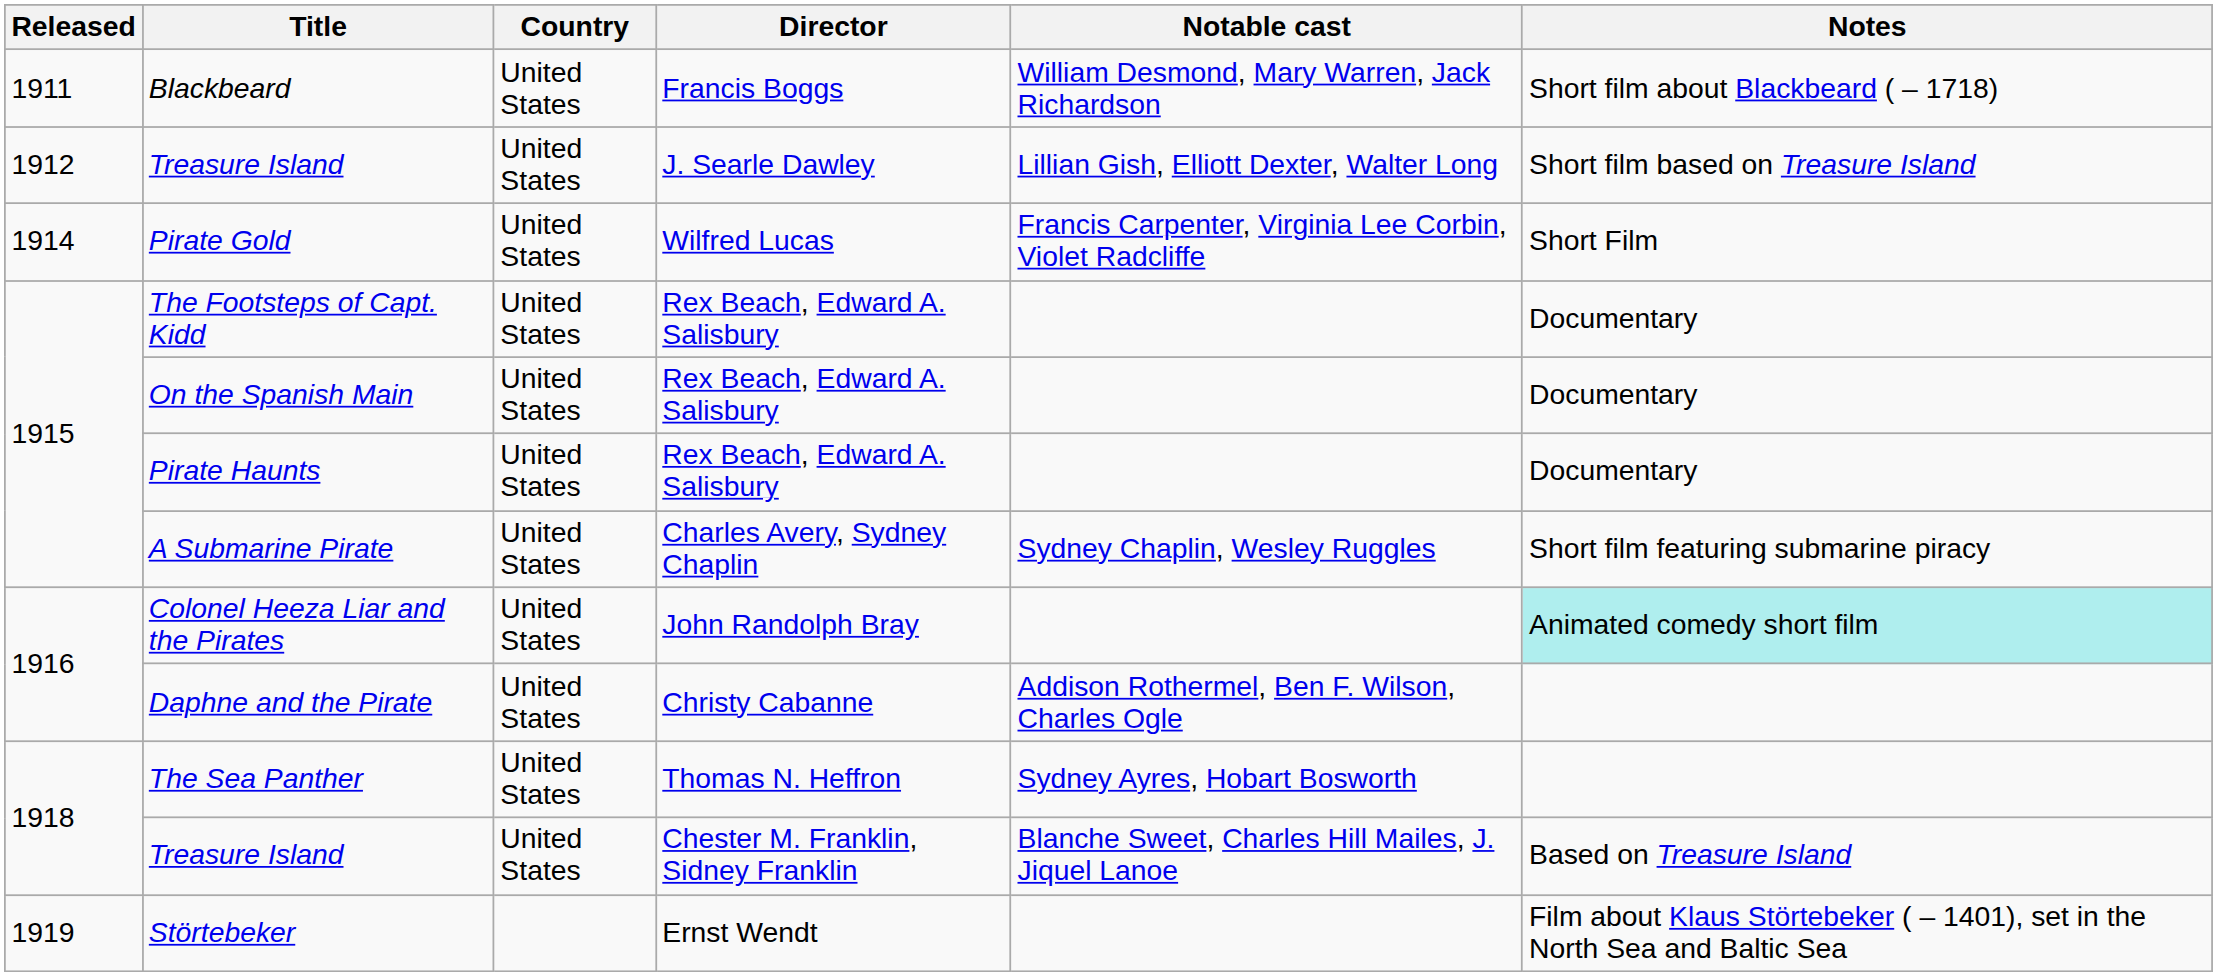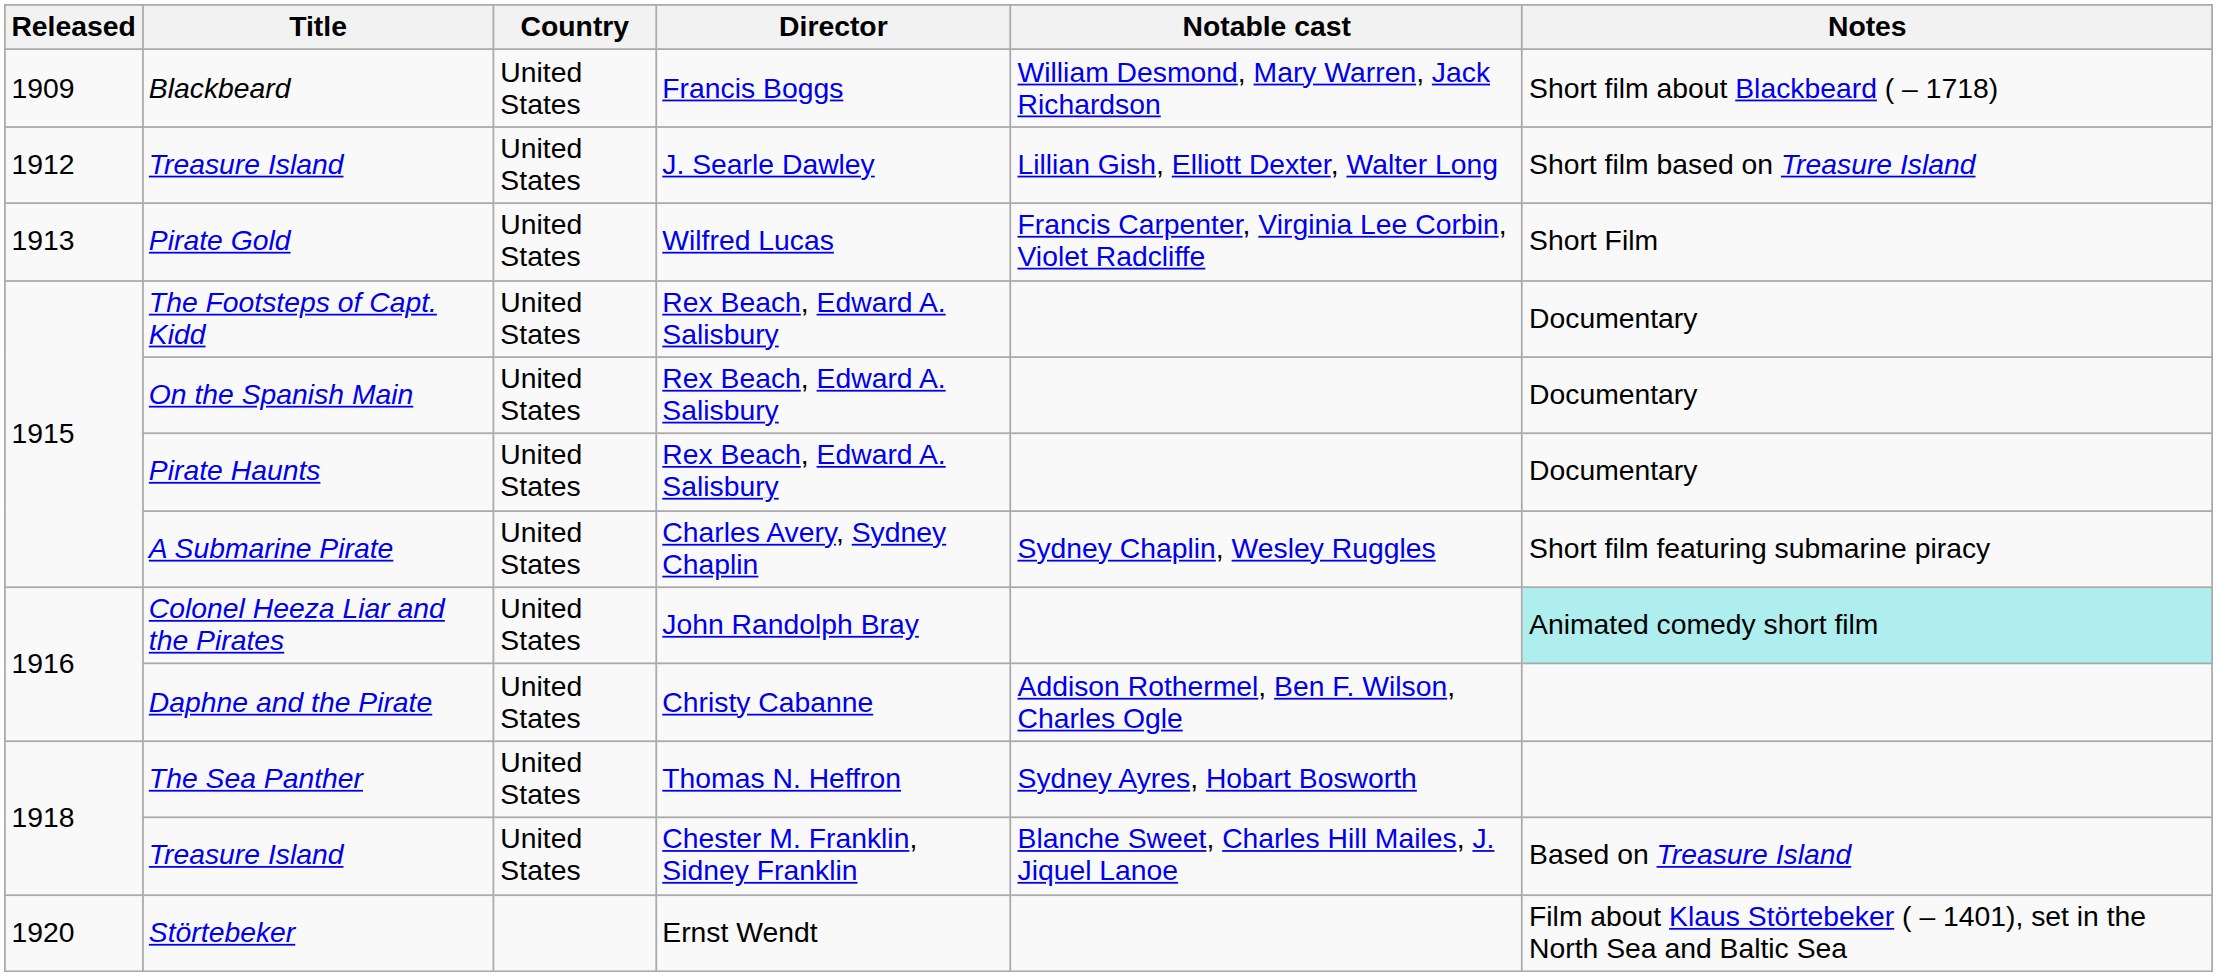(42, 87) 1911 -> (43, 87) 1909
(43, 241) 1914 -> (43, 241) 1913
(43, 932) 1919 -> (43, 932) 1920
